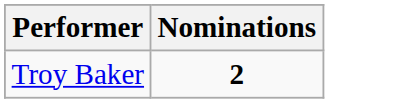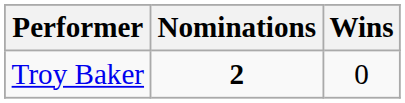+ column: (362, 27)
